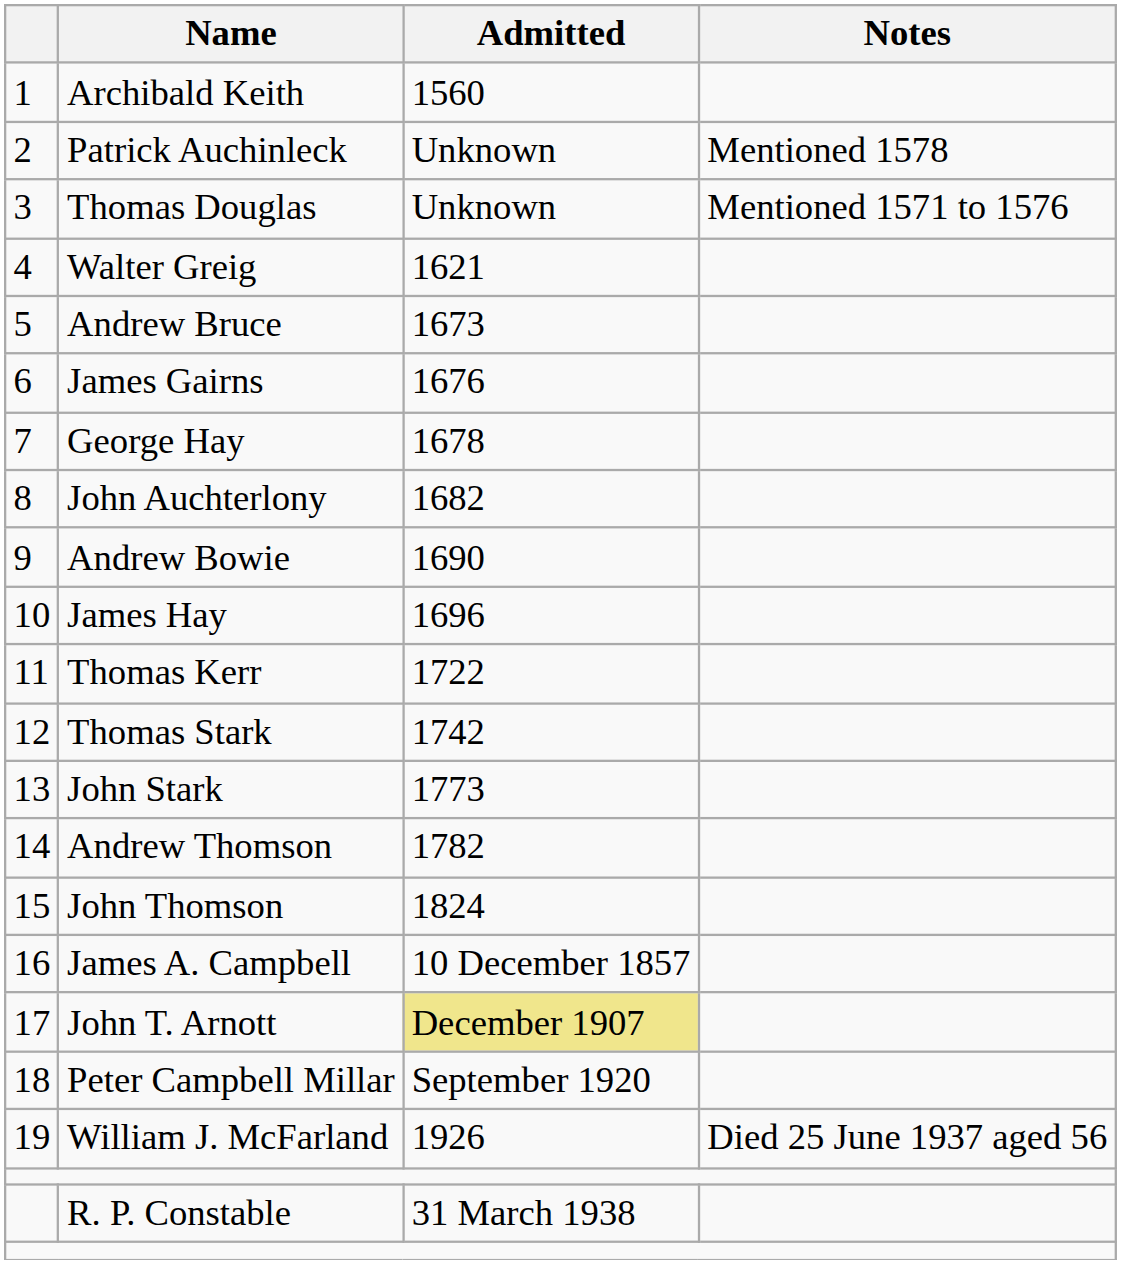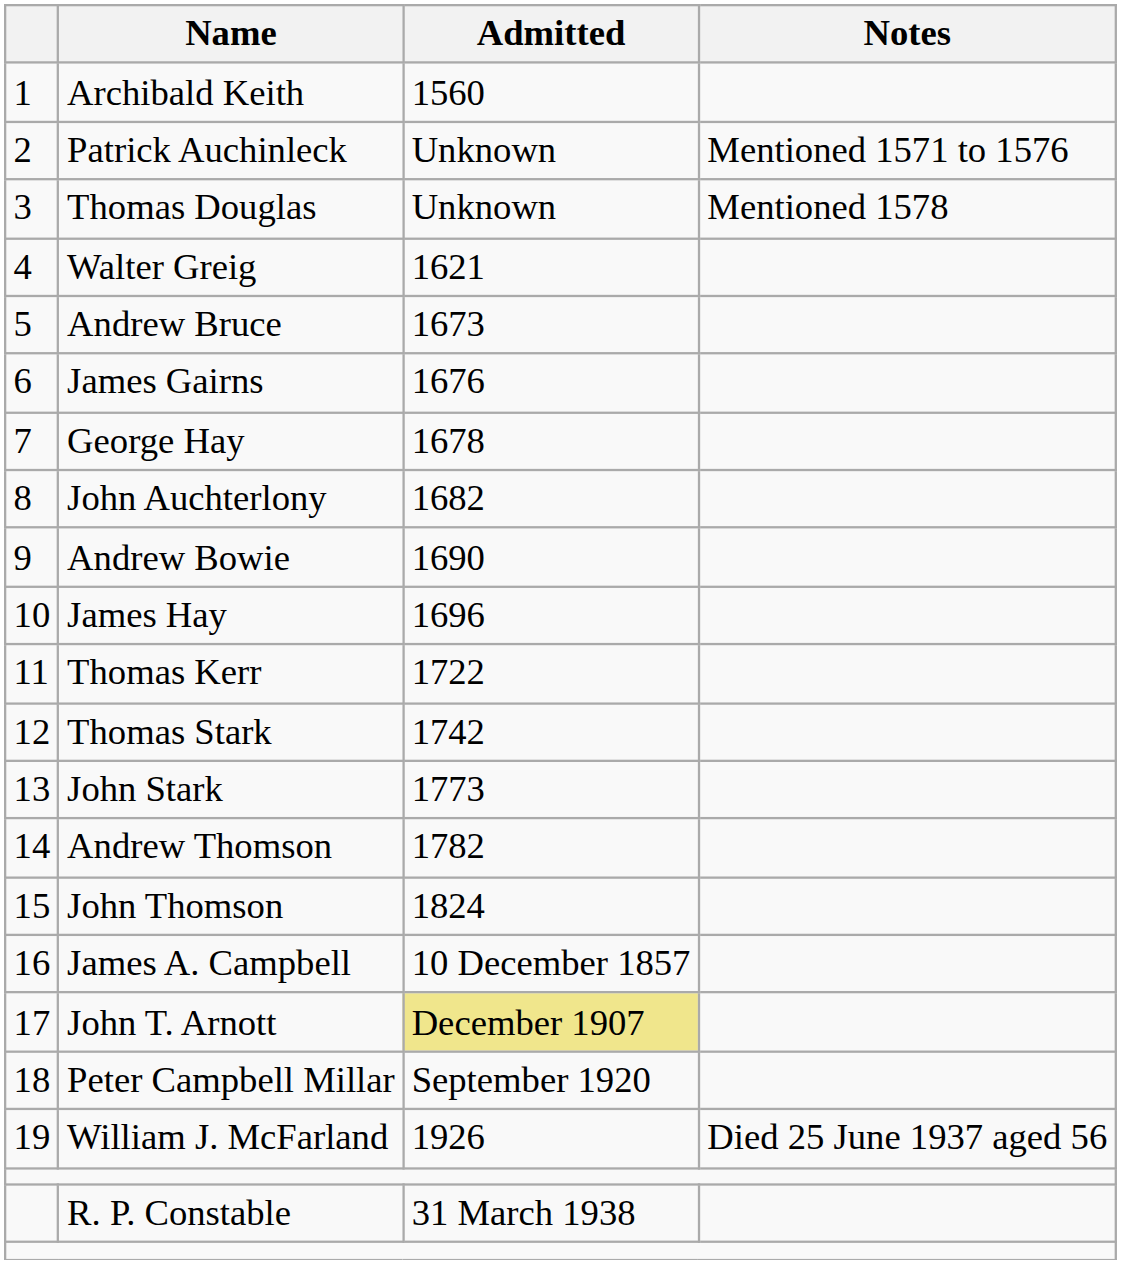(828, 149) Mentioned 1578 -> (888, 149) Mentioned 1571 to 1576
(888, 207) Mentioned 1571 to 1576 -> (828, 207) Mentioned 1578
